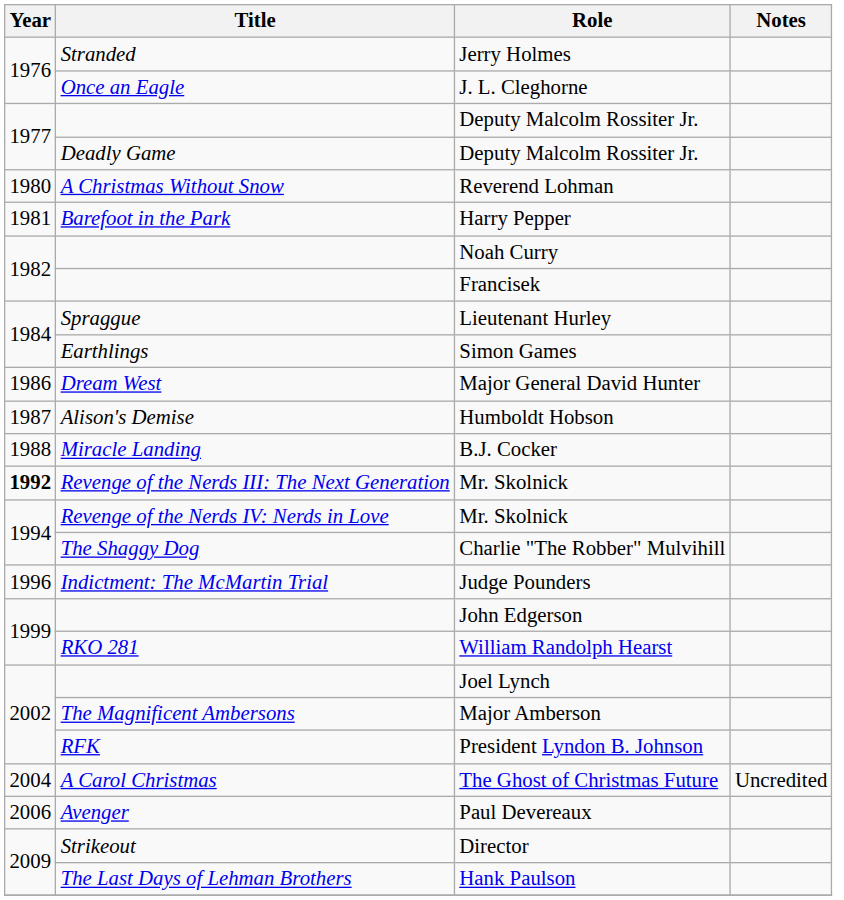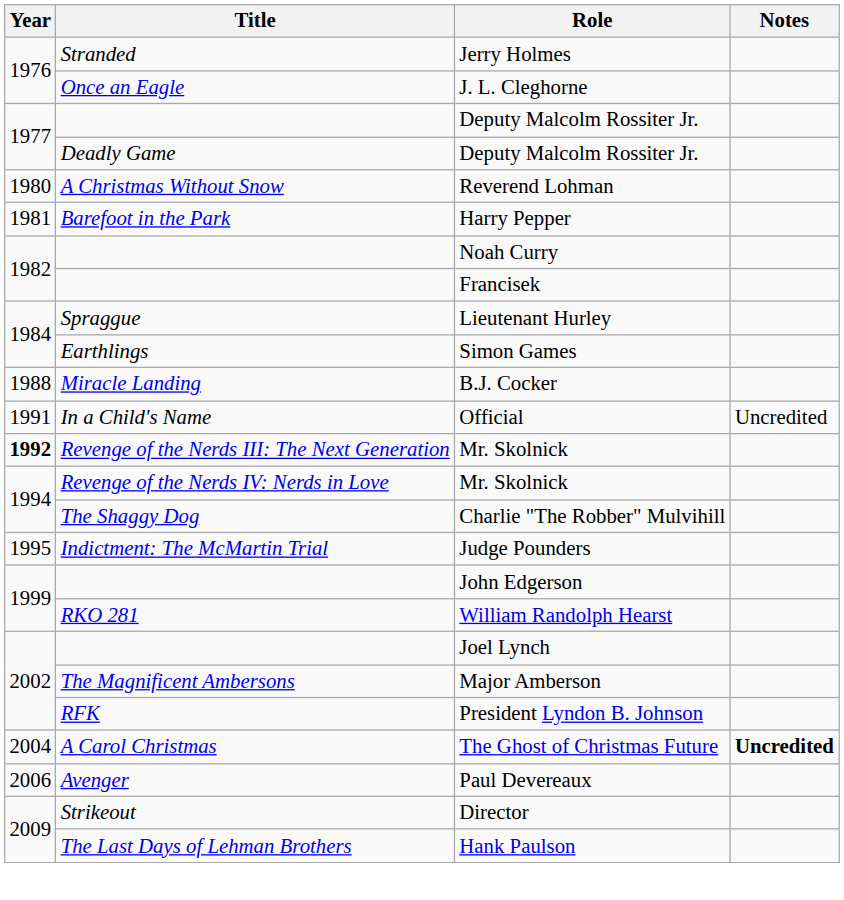- row: (111, 383)
- row: (127, 416)
+ row: (136, 416)
(30, 581) 1996 -> (30, 548) 1995
(781, 779) normal -> (784, 746) bold
